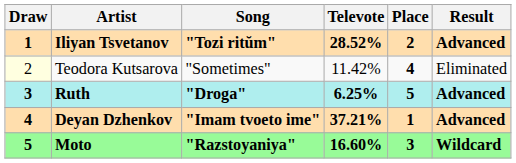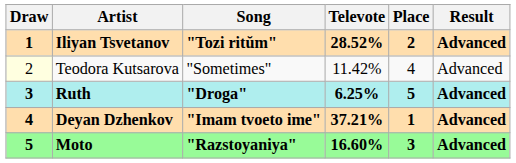(410, 68) bold -> (411, 68) normal
(472, 68) Eliminated -> (470, 68) Advanced
(469, 145) Wildcard -> (472, 145) Advanced
